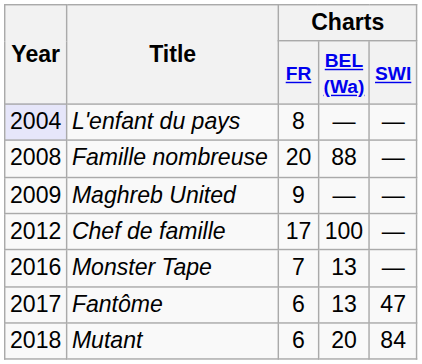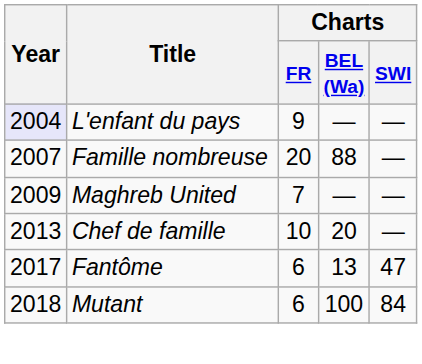(299, 121) 8 -> (299, 121) 9
(36, 158) 2008 -> (36, 158) 2007
(299, 194) 9 -> (299, 194) 7
(36, 231) 2012 -> (36, 231) 2013
(299, 231) 17 -> (299, 231) 10
(344, 231) 100 -> (344, 231) 20
- row: (142, 267)
(344, 341) 20 -> (344, 304) 100
